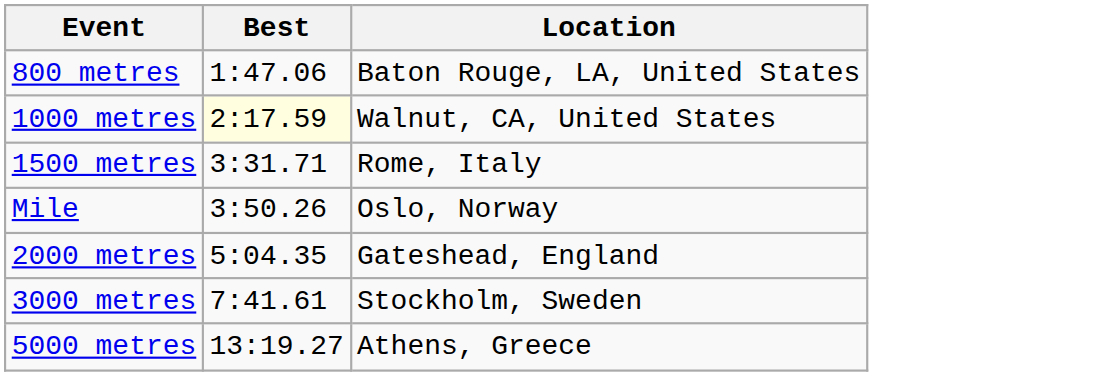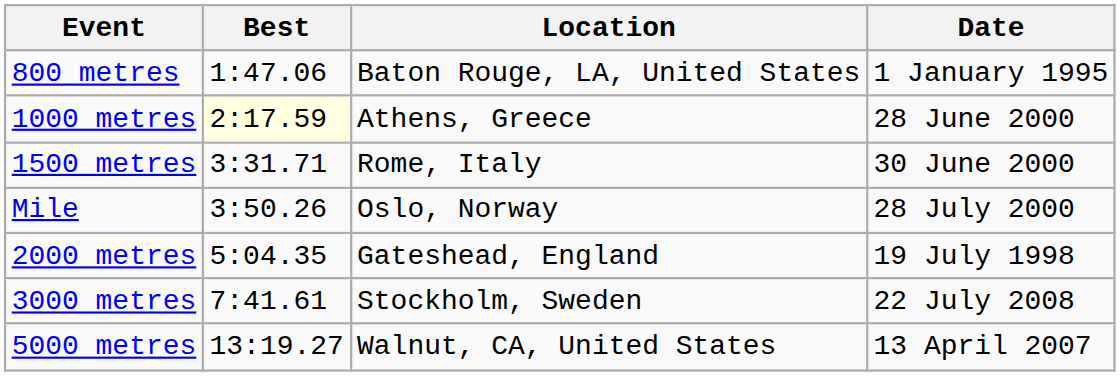+ column: (991, 28)
(567, 119) Walnut, CA, United States -> (474, 119) Athens, Greece
(474, 347) Athens, Greece -> (567, 347) Walnut, CA, United States
